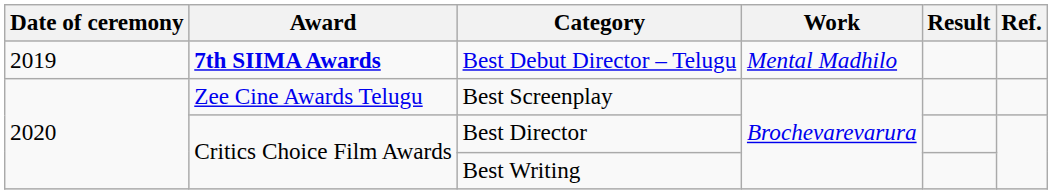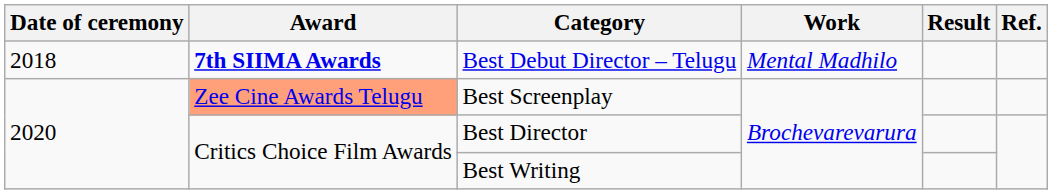(33, 59) 2019 -> (33, 59) 2018
(308, 96) no background -> (308, 96) lightsalmon background
